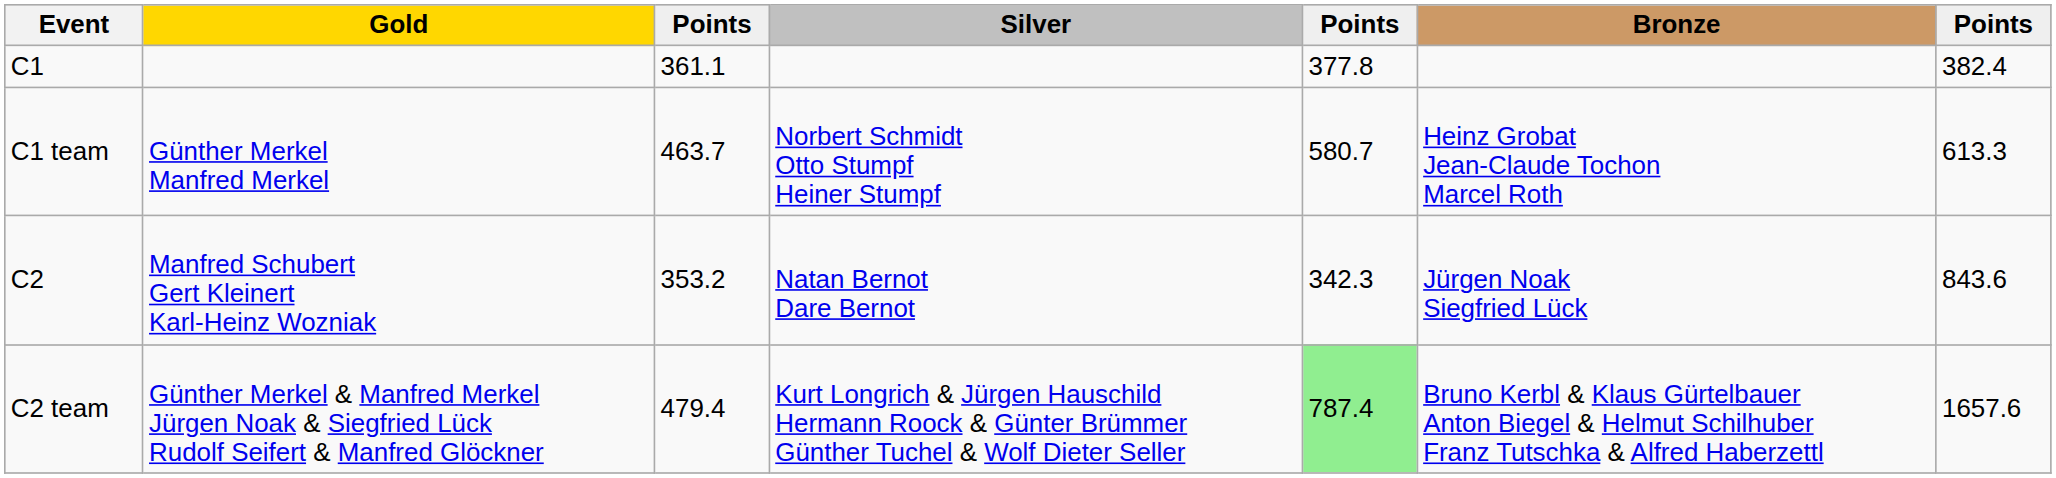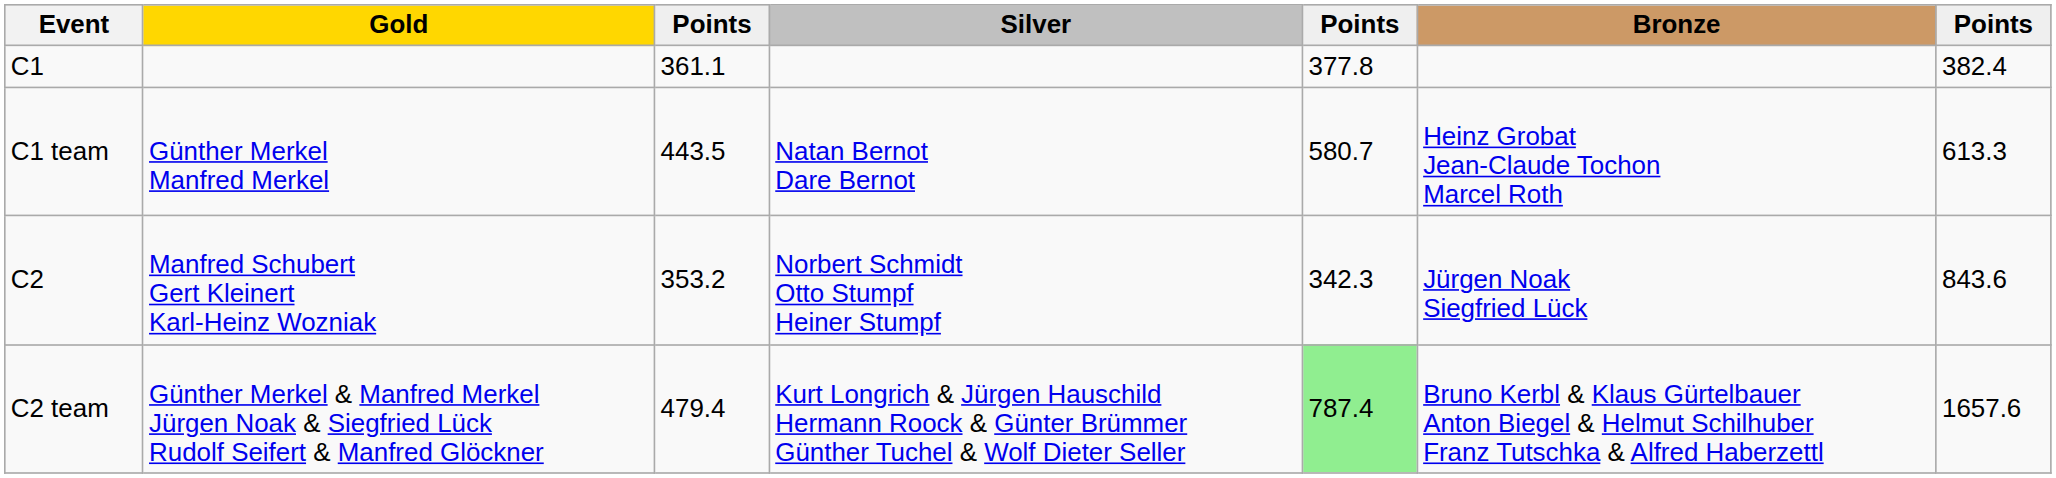(693, 151) 463.7 -> (693, 151) 443.5
(869, 165) Norbert Schmidt Otto Stumpf Heiner Stumpf -> (852, 165) Natan Bernot Dare Bernot
(852, 294) Natan Bernot Dare Bernot -> (869, 294) Norbert Schmidt Otto Stumpf Heiner Stumpf
